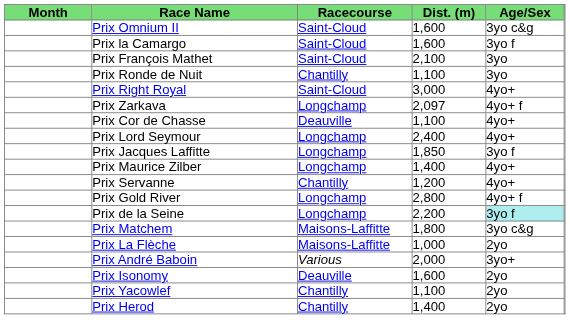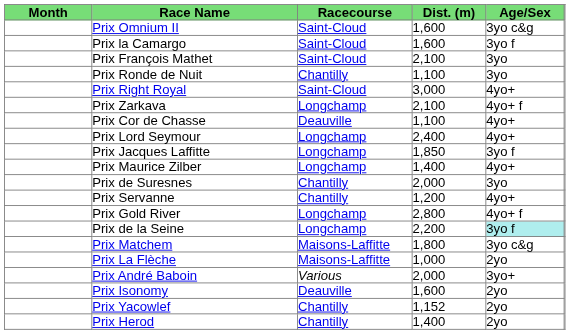(429, 105) 2,097 -> (429, 105) 2,100
+ row: (142, 182)
(429, 291) 1,100 -> (429, 306) 1,152
